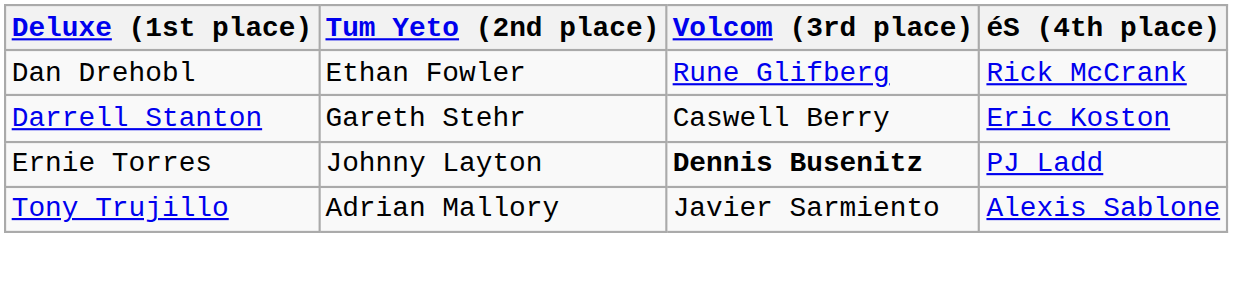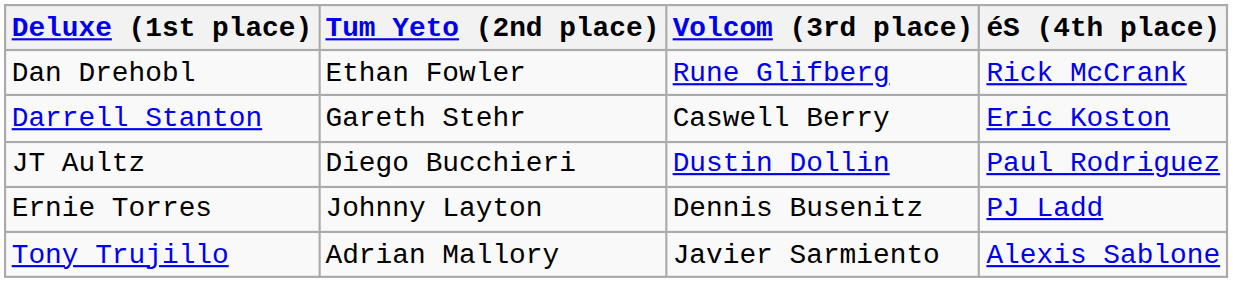+ row: (78, 164)
(798, 164) bold -> (798, 209) normal
